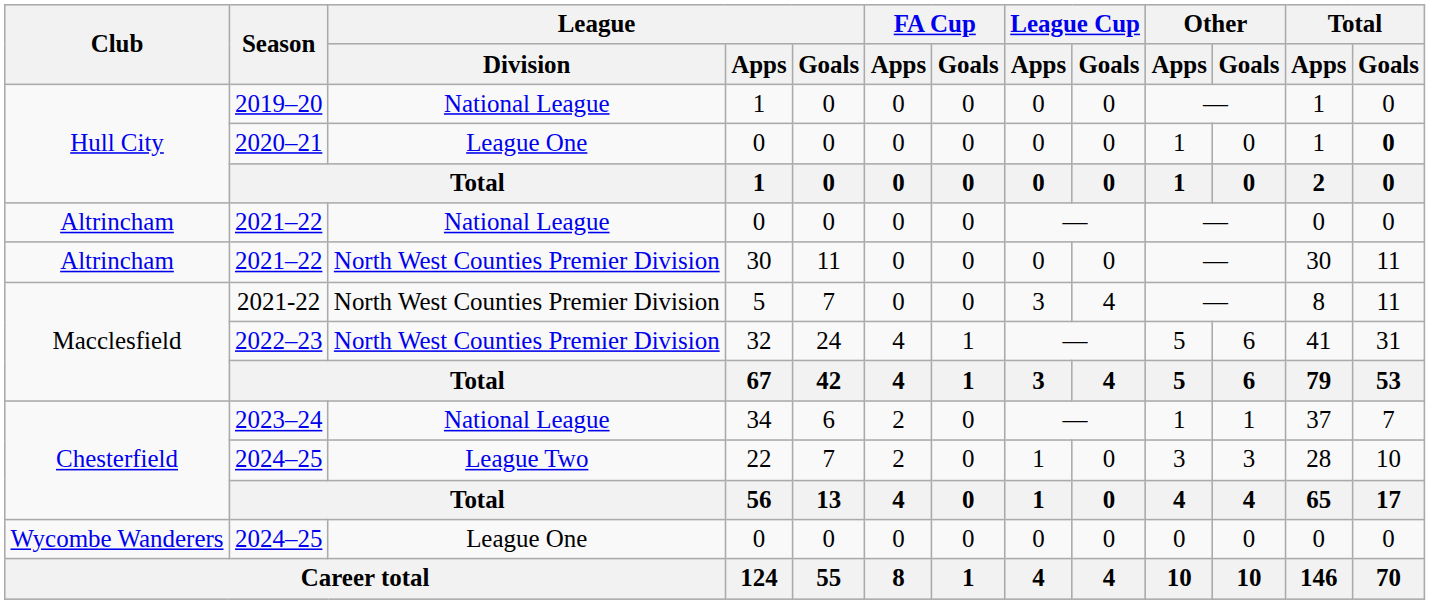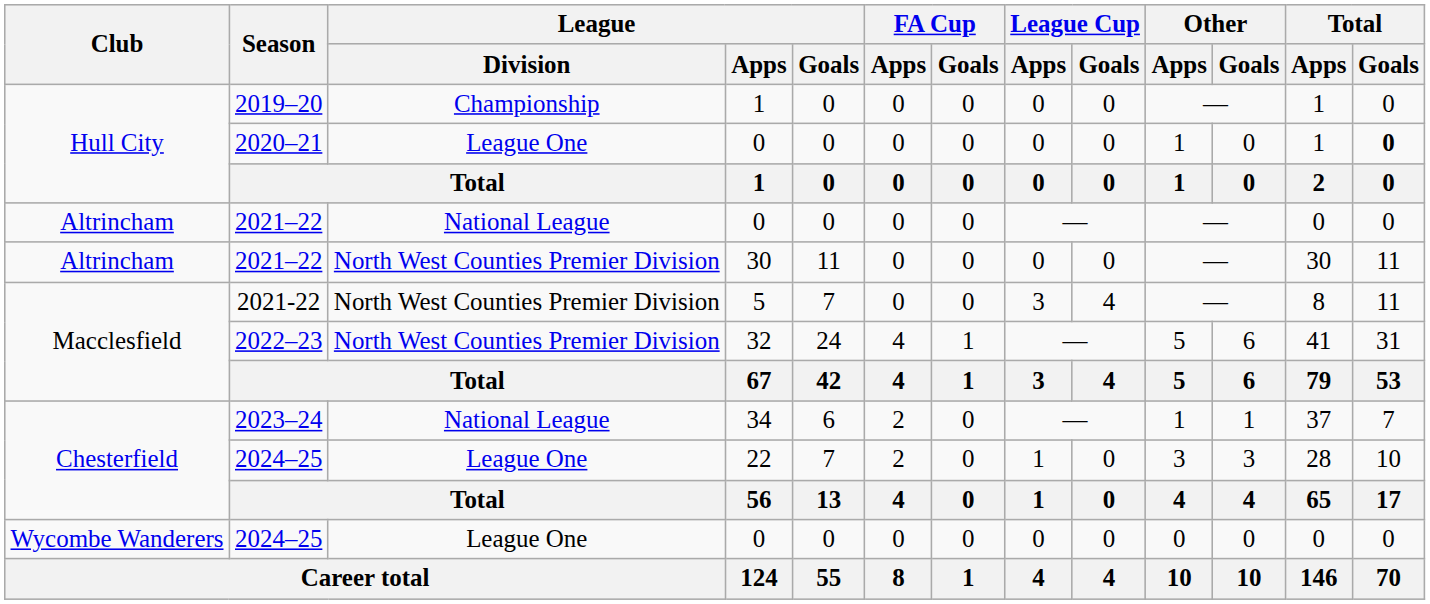(527, 103) National League -> (527, 103) Championship
(527, 459) League Two -> (527, 459) League One
